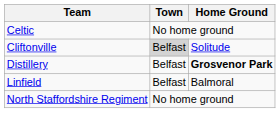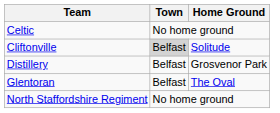(232, 64) bold -> (229, 64) normal
+ row: (31, 82)
- row: (24, 82)
